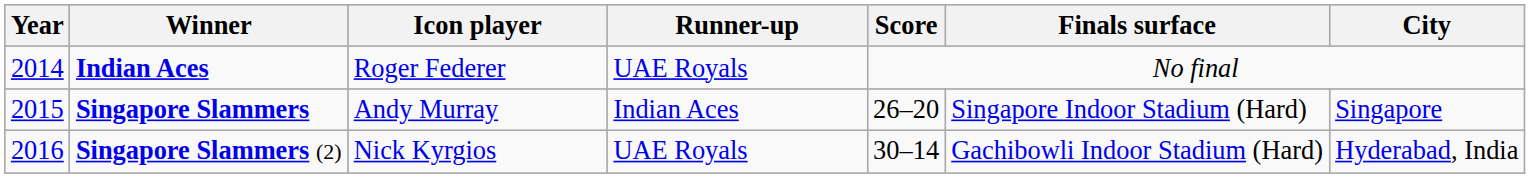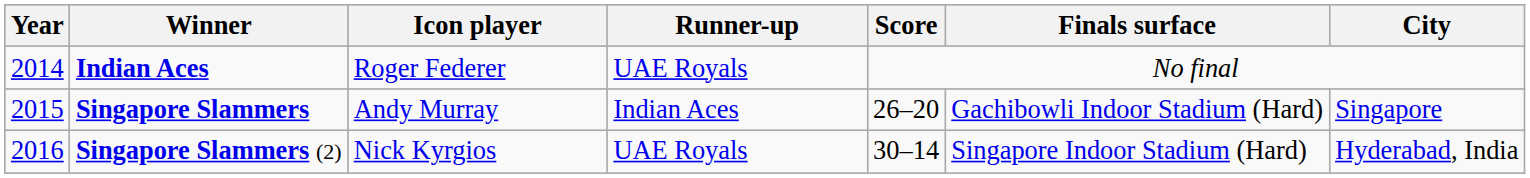(1129, 109) Singapore Indoor Stadium (Hard) -> (1137, 109) Gachibowli Indoor Stadium (Hard)
(1137, 151) Gachibowli Indoor Stadium (Hard) -> (1129, 151) Singapore Indoor Stadium (Hard)
